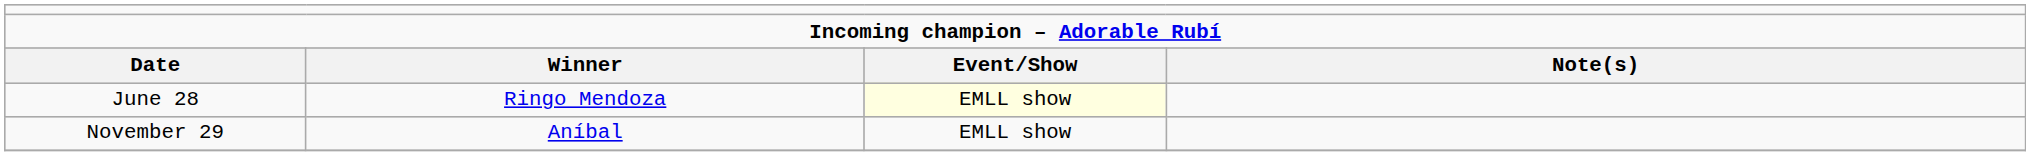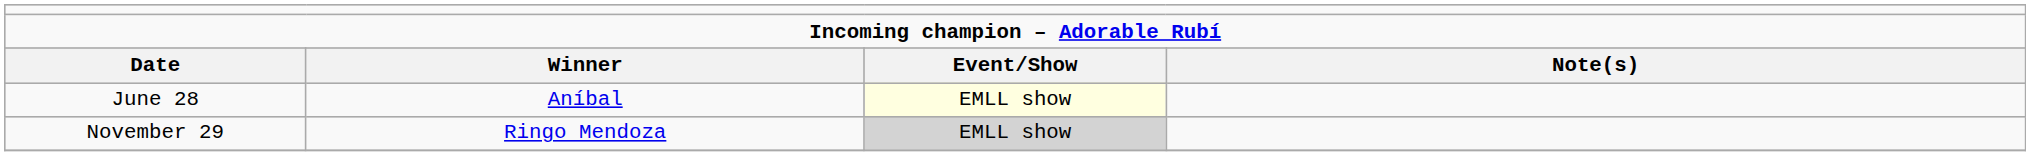(585, 99) Ringo Mendoza -> (585, 99) Aníbal
(585, 133) Aníbal -> (585, 133) Ringo Mendoza
(1015, 133) no background -> (1015, 133) lightgrey background
